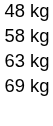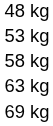+ row: (27, 36)
